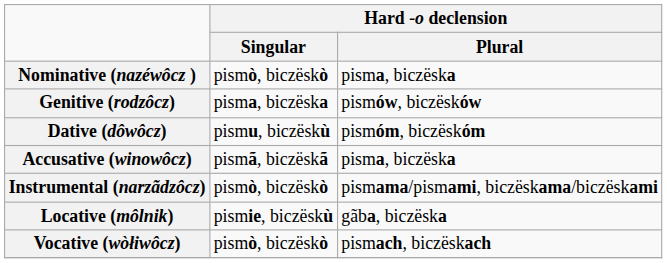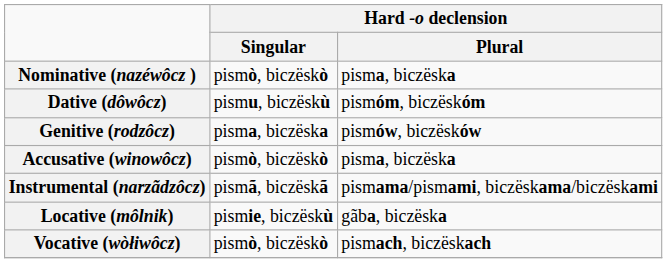rows swapped: (107, 103) <-> (107, 131)
(271, 159) pismã, biczëskã -> (271, 159) pismò, biczëskò
(271, 187) pismò, biczëskò -> (271, 187) pismã, biczëskã
